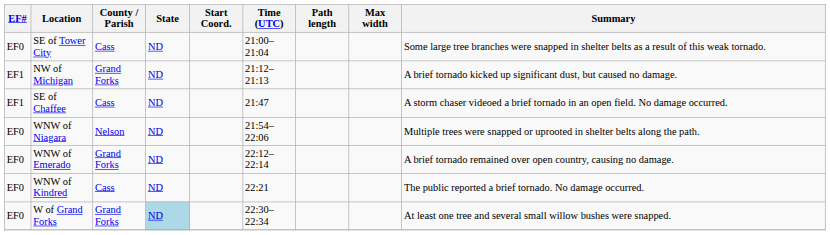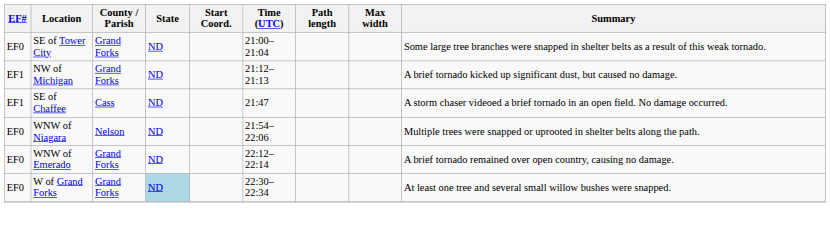(105, 46) Cass -> (108, 46) Grand Forks
- row: (52, 187)
